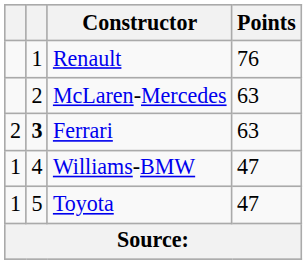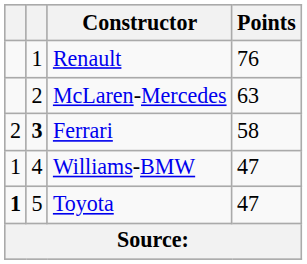(248, 131) 63 -> (248, 131) 58
(16, 204) normal -> (16, 204) bold
